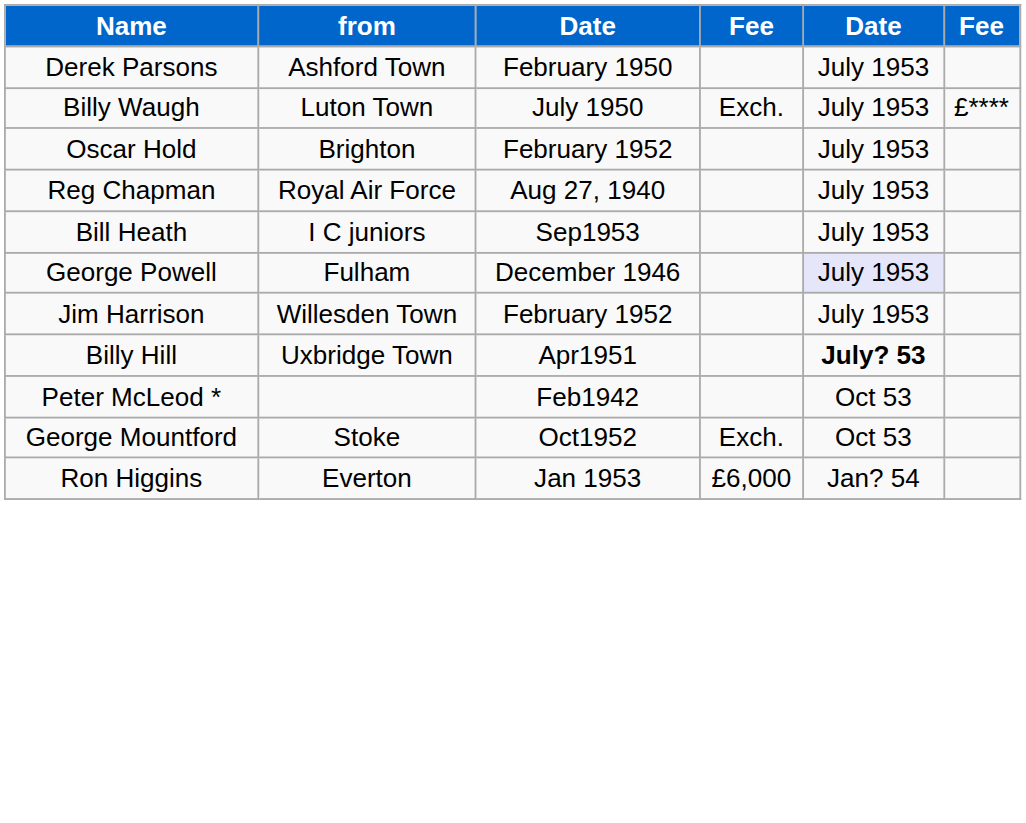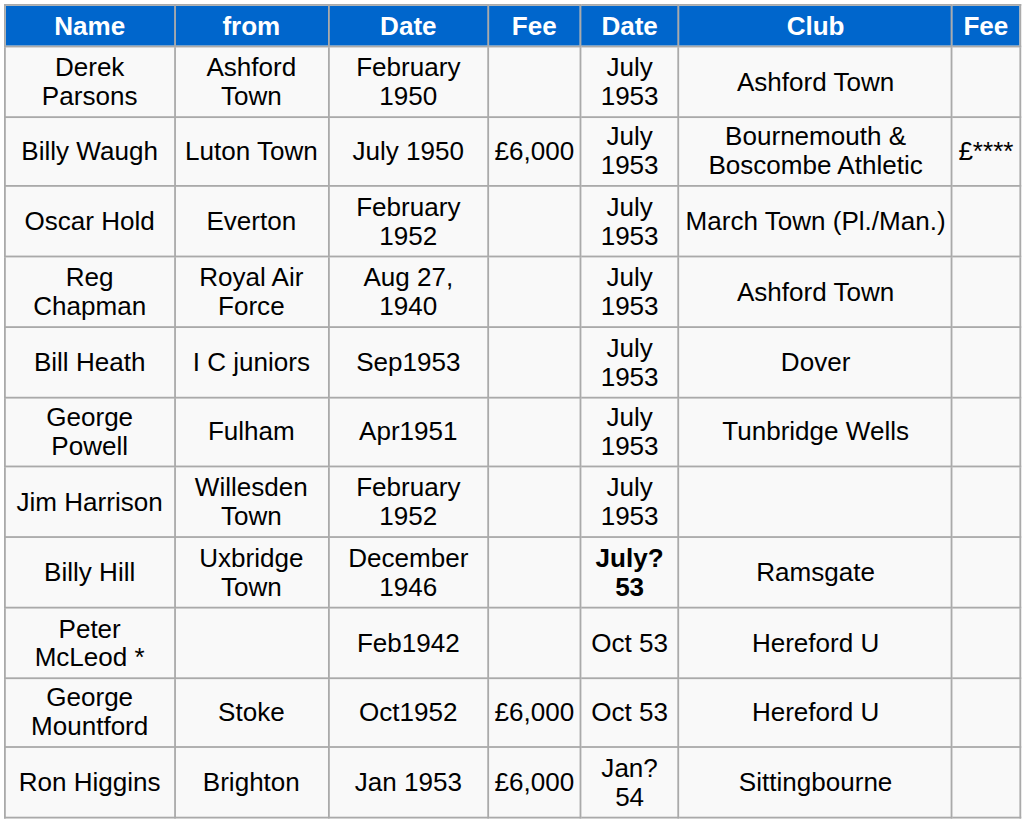+ column: (816, 26)
(751, 108) Exch. -> (534, 152) £6,000
(367, 149) Brighton -> (251, 222) Everton
(588, 273) December 1946 -> (408, 432) Apr1951
(873, 273) lavender background -> (630, 432) no background
(588, 355) Apr1951 -> (408, 573) December 1946
(751, 438) Exch. -> (534, 713) £6,000
(367, 479) Everton -> (251, 783) Brighton
